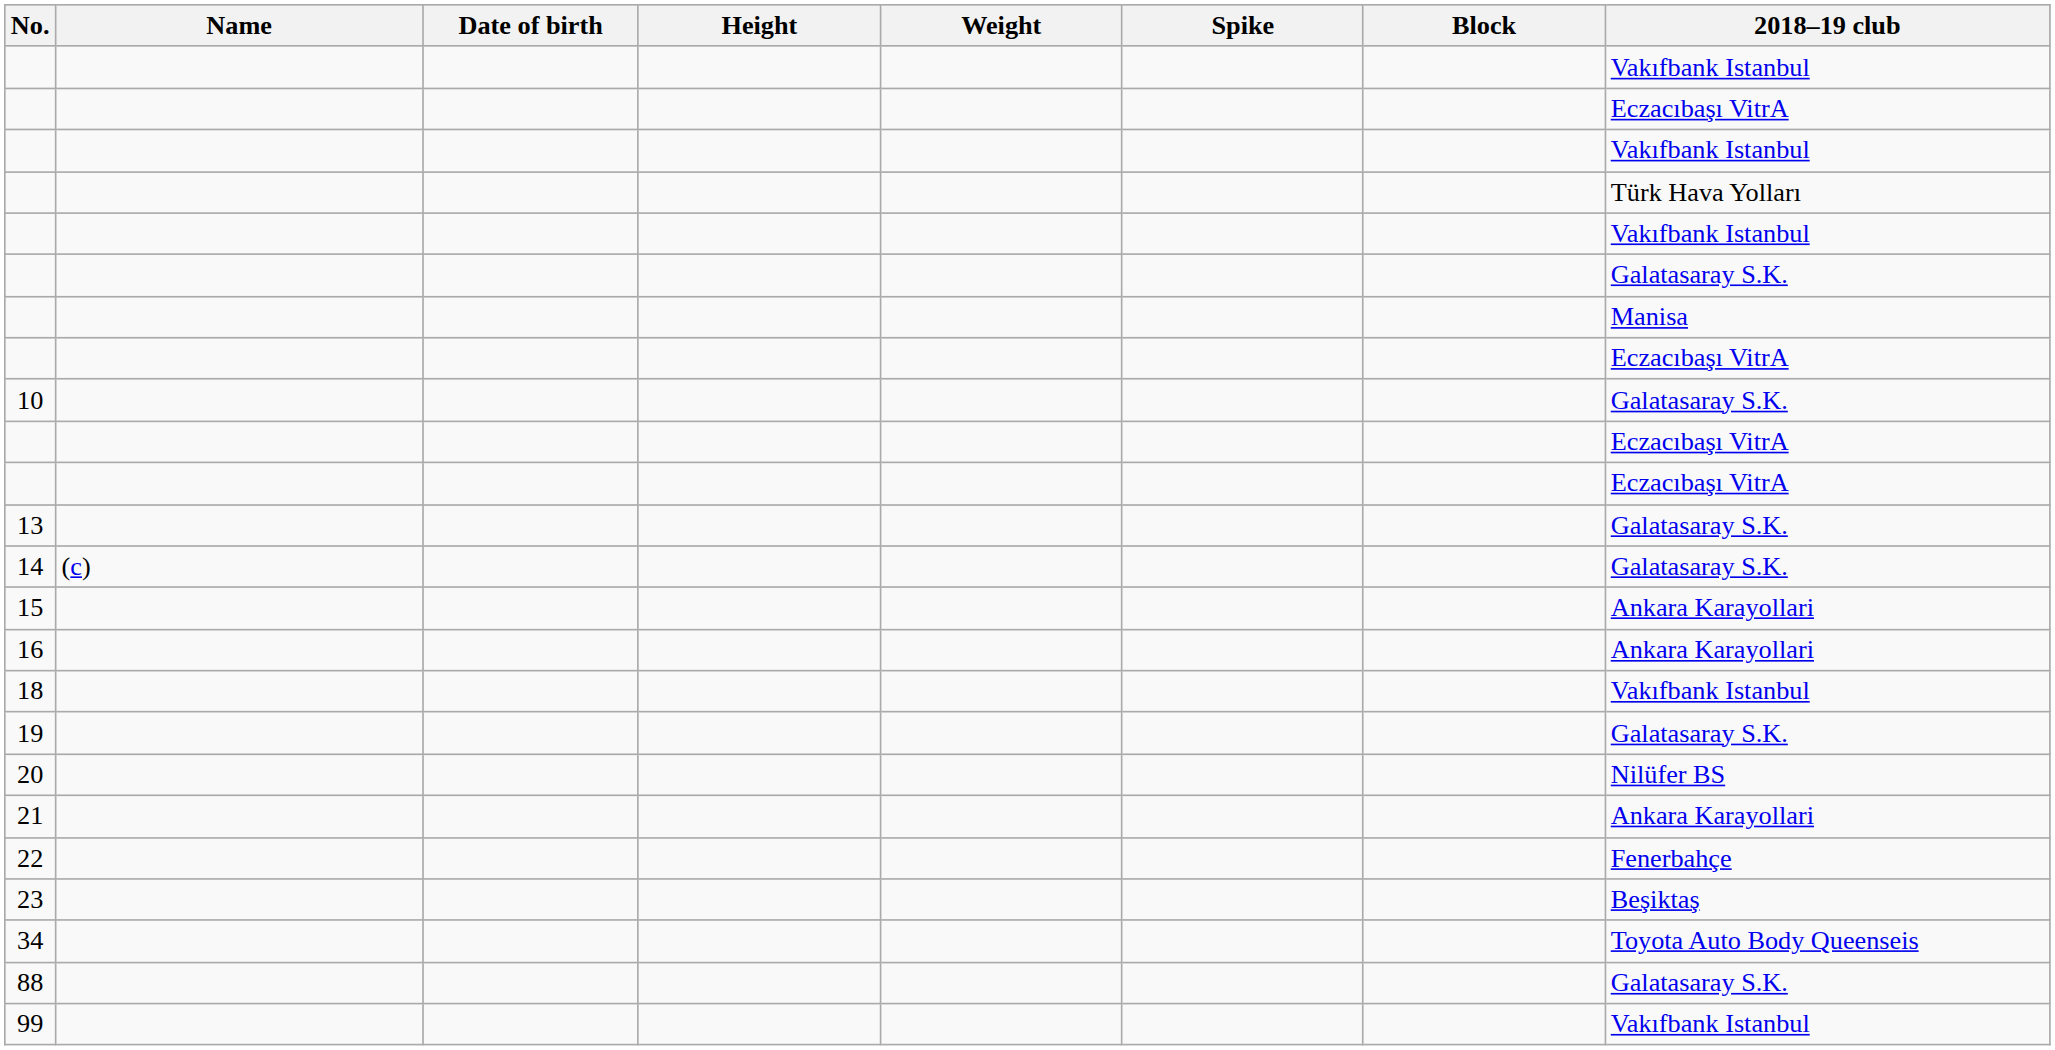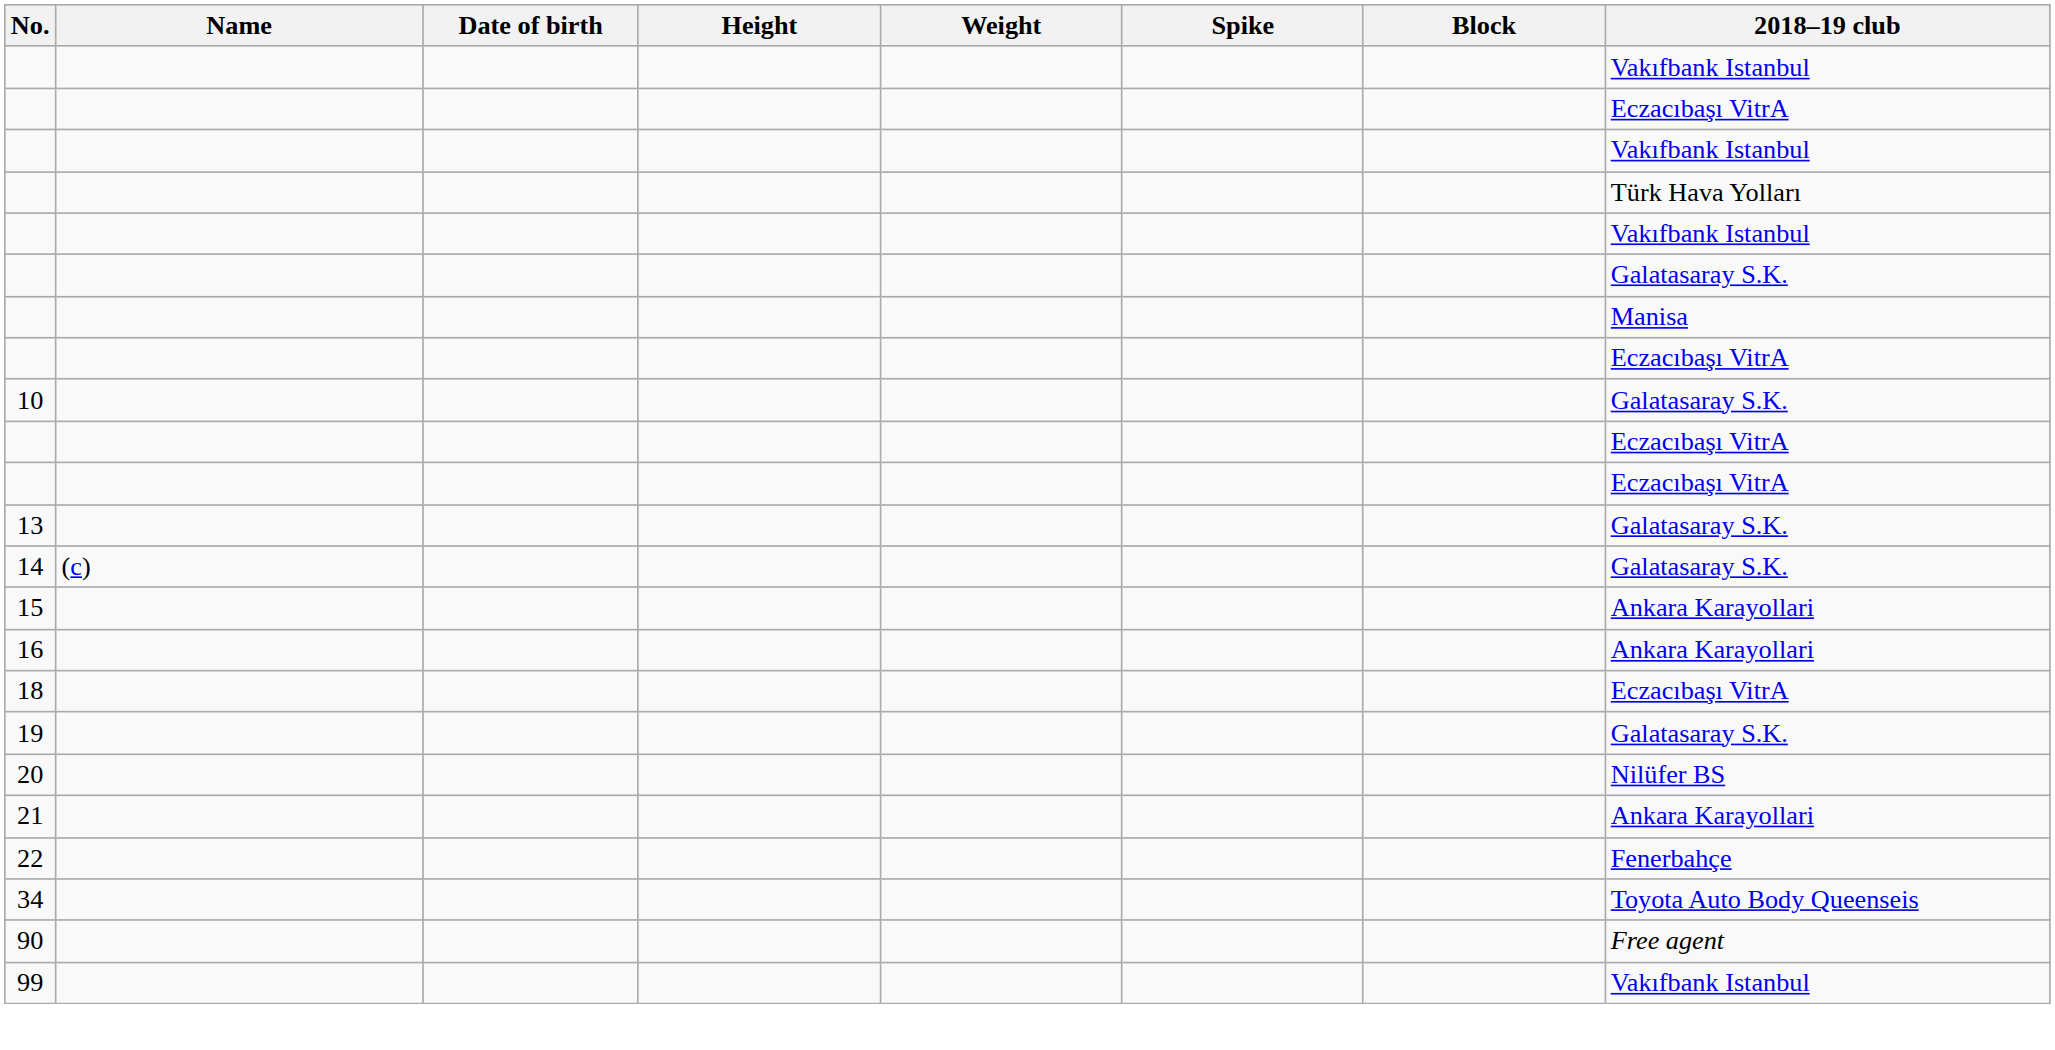(1710, 691) Vakıfbank Istanbul -> (1700, 691) Eczacıbaşı VitrA
- row: (30, 899)
- row: (30, 982)
+ row: (30, 940)
